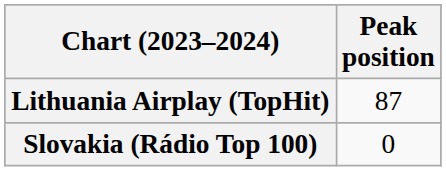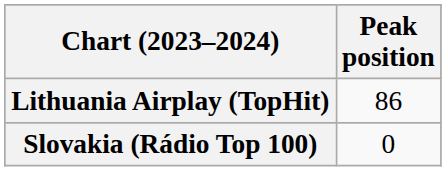(388, 100) 87 -> (388, 100) 86
